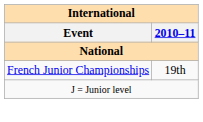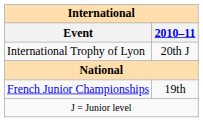+ row: (76, 51)
